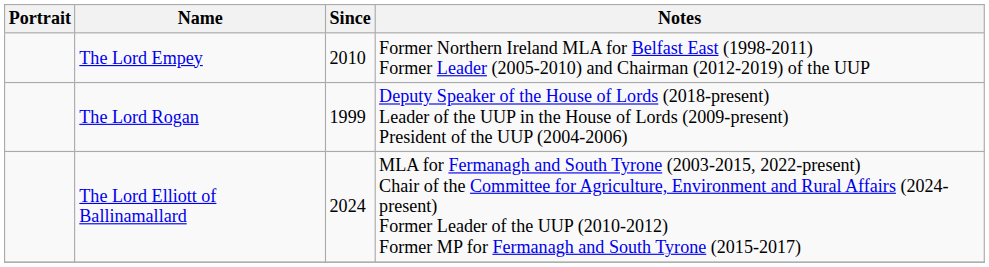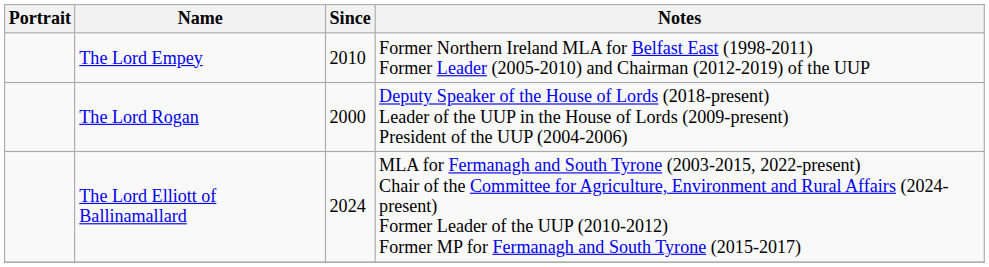(348, 116) 1999 -> (348, 116) 2000
